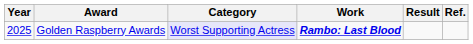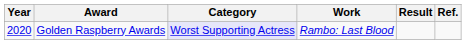(19, 30) 2025 -> (19, 30) 2020
(350, 30) bold -> (347, 30) normal
